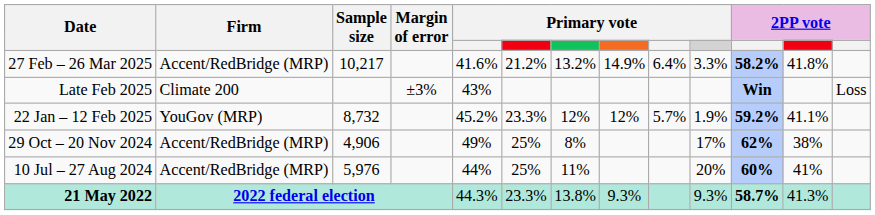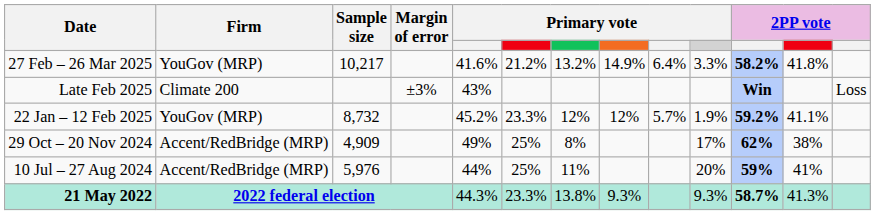(244, 63) Accent/RedBridge (MRP) -> (211, 63) YouGov (MRP)
(361, 143) 4,906 -> (361, 143) 4,909
(757, 170) 60% -> (757, 170) 59%
